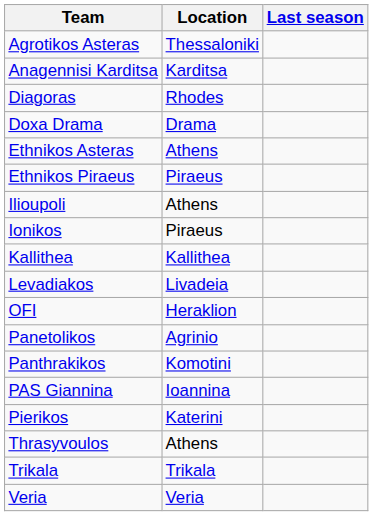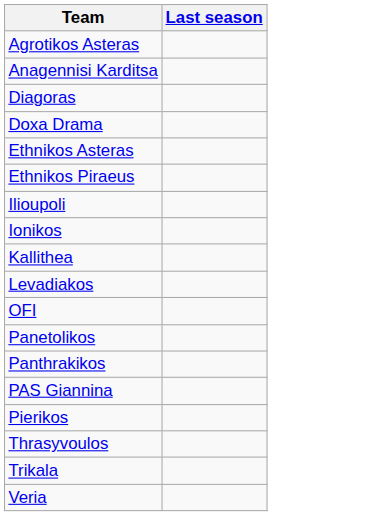- column: (212, 17)
